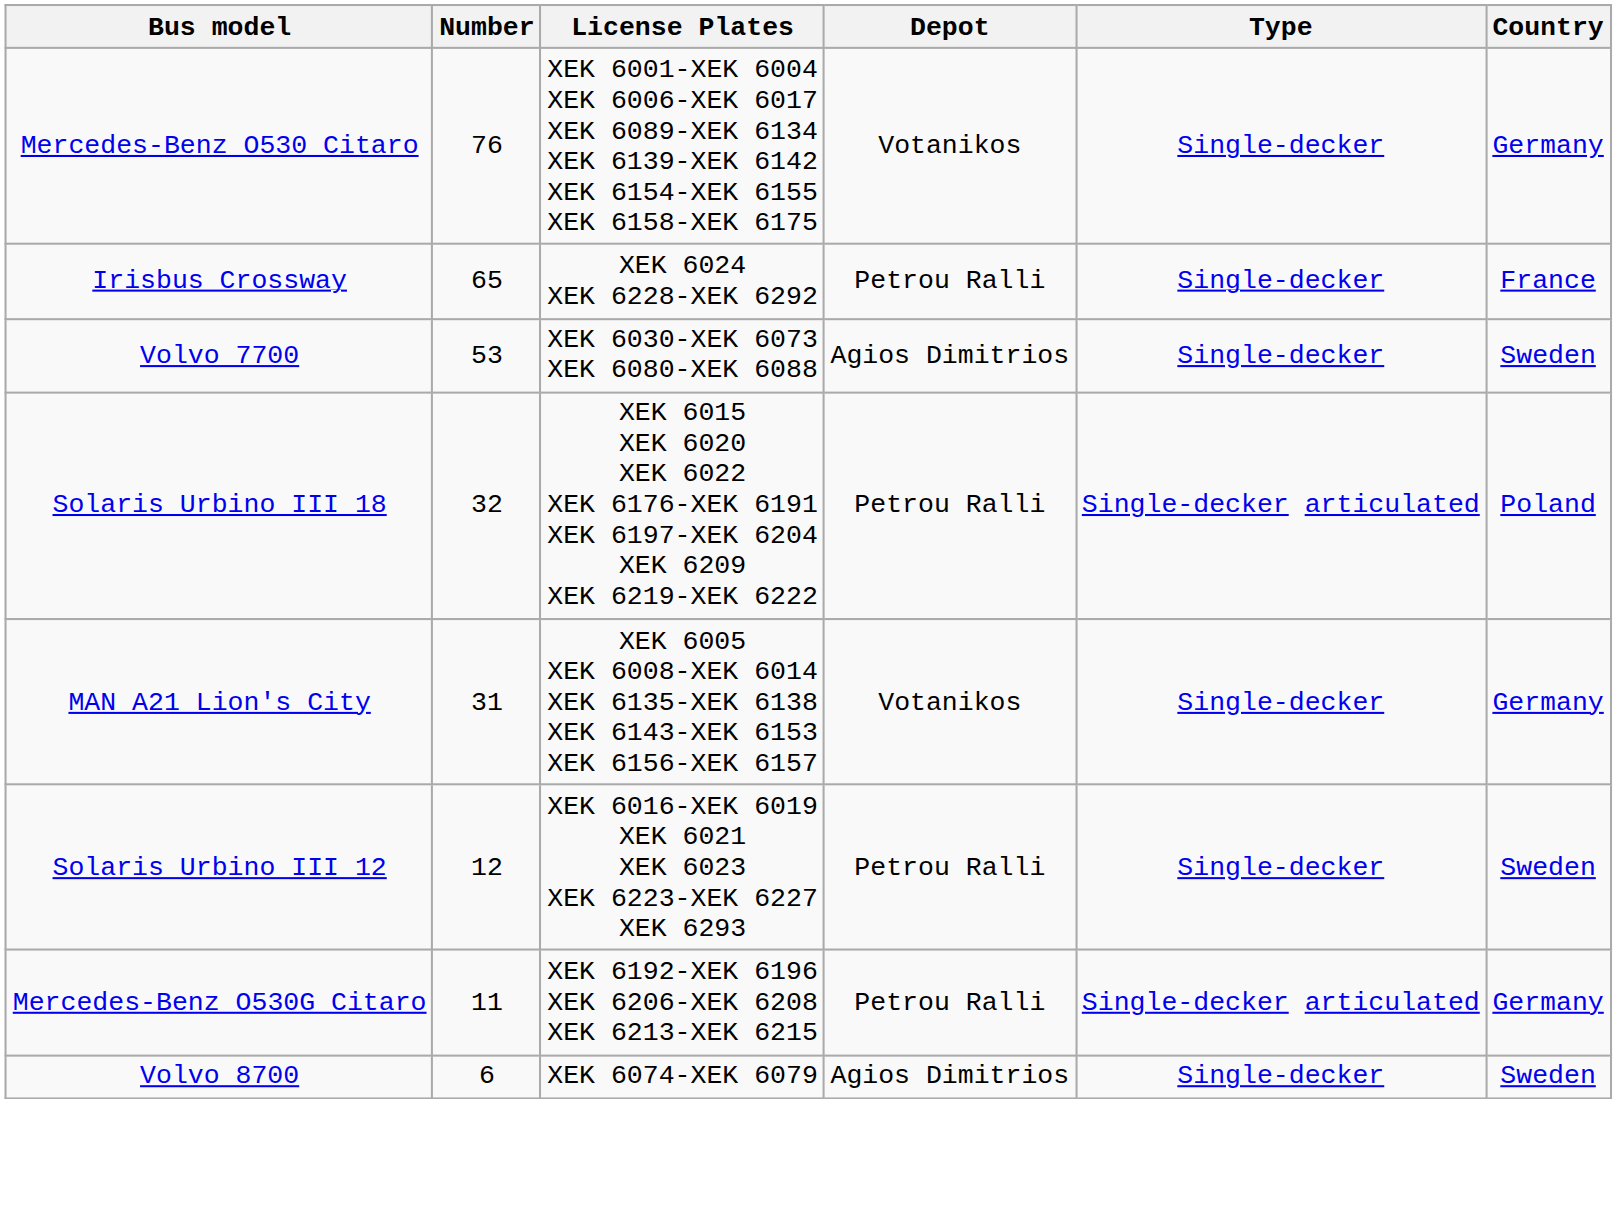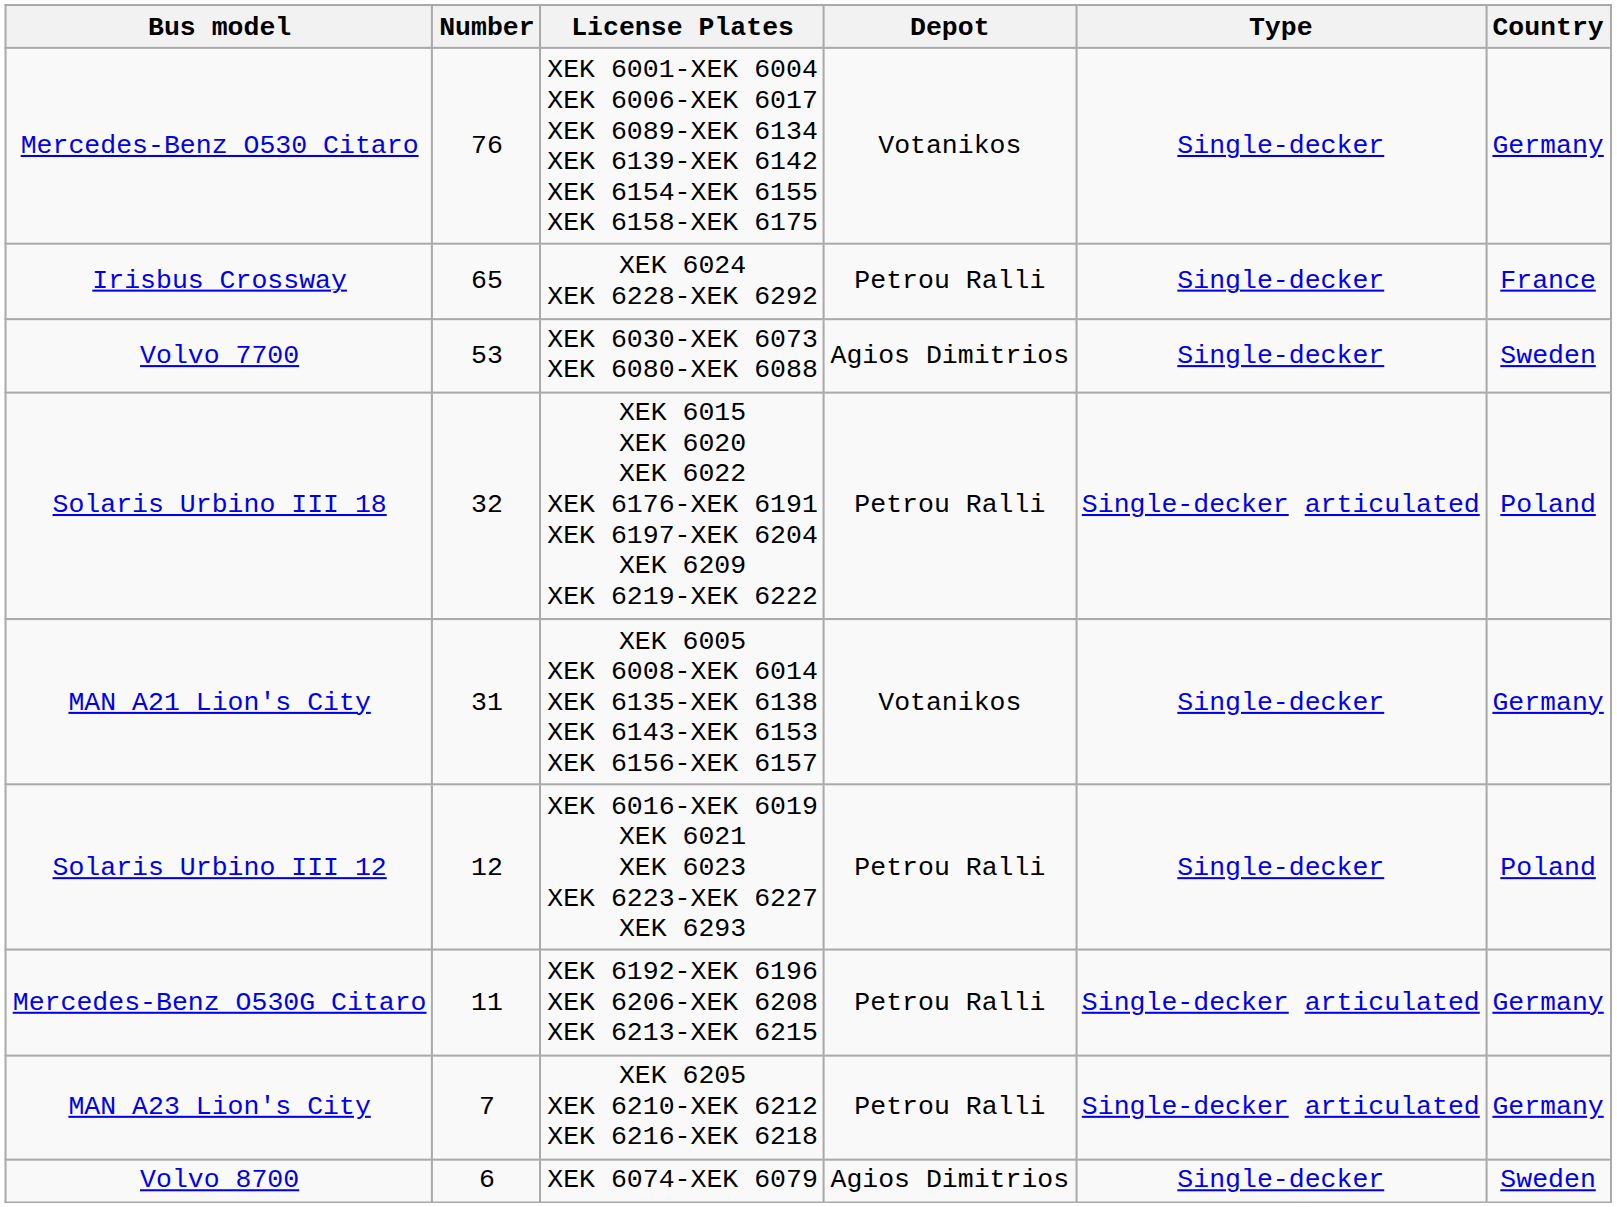(1548, 867) Sweden -> (1548, 867) Poland
+ row: (220, 1107)
